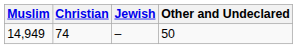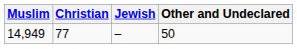(62, 33) 74 -> (62, 33) 77
